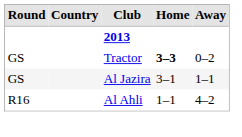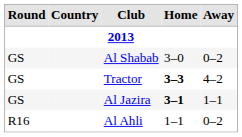+ row: (131, 58)
(205, 58) 0–2 -> (213, 79) 4–2
(166, 79) normal -> (174, 100) bold
(205, 100) 4–2 -> (213, 120) 0–2
